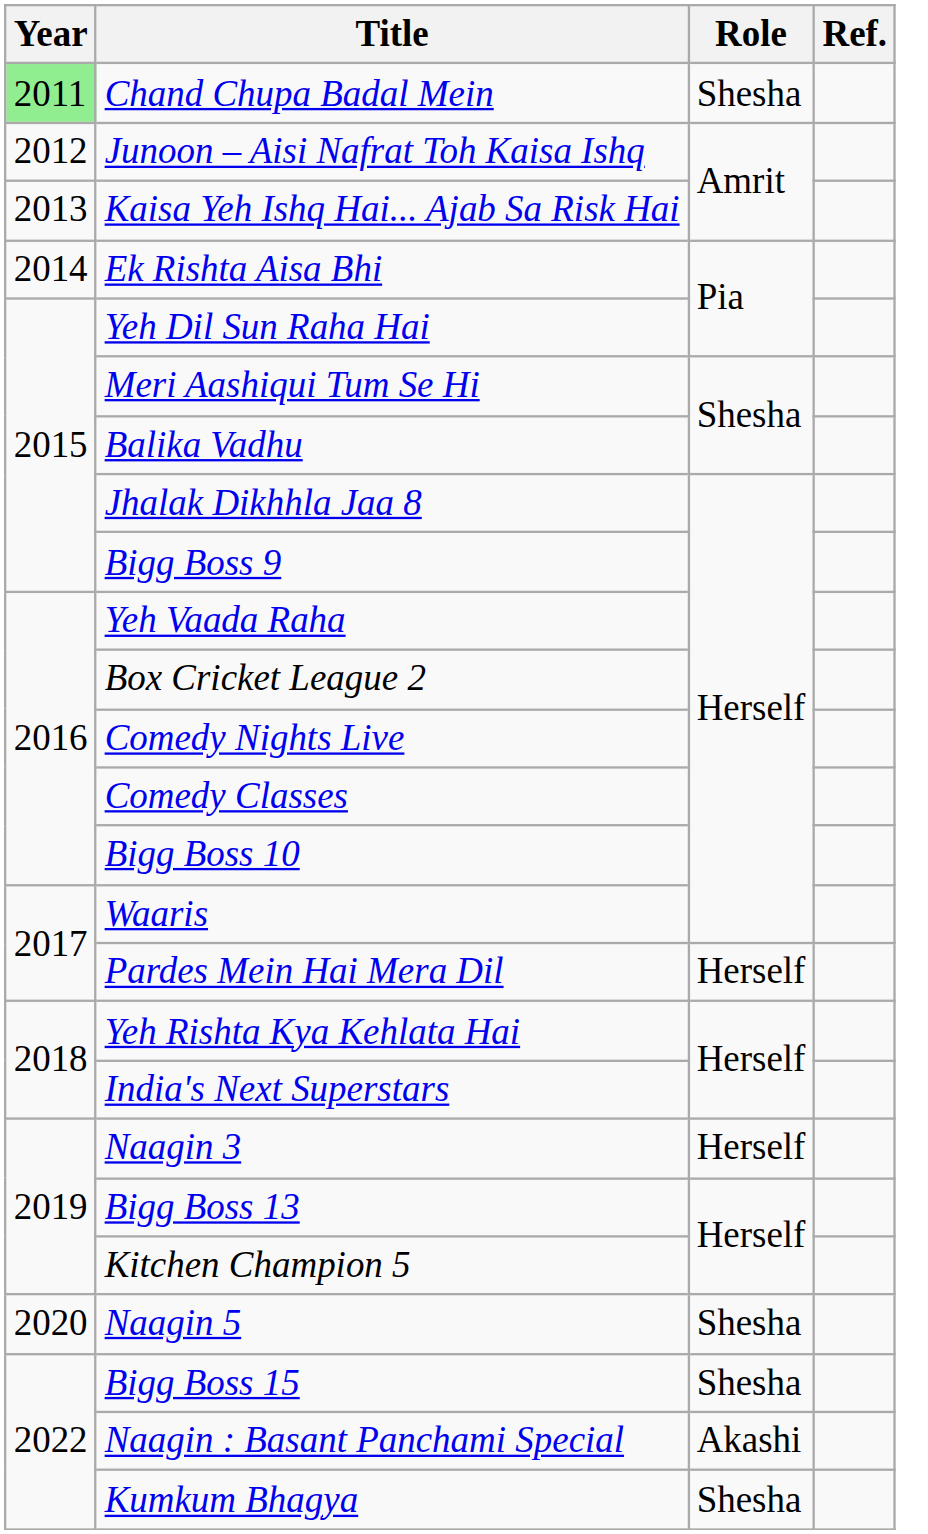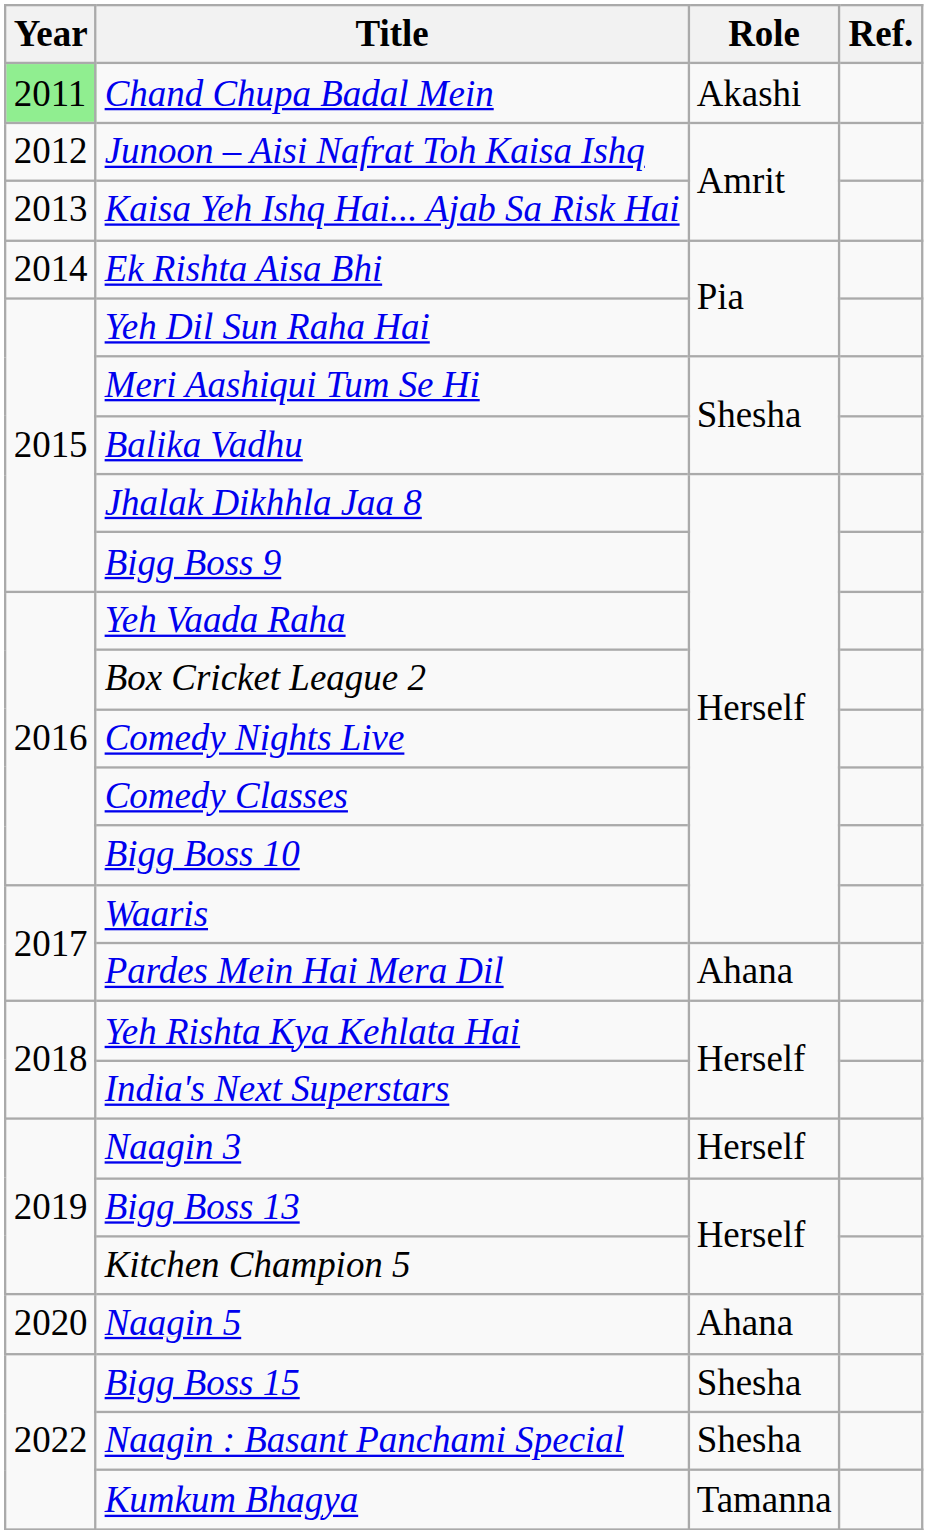(749, 92) Shesha -> (749, 92) Akashi
(751, 971) Herself -> (745, 971) Ahana
(749, 1323) Shesha -> (745, 1323) Ahana
(749, 1440) Akashi -> (749, 1440) Shesha
(749, 1499) Shesha -> (764, 1499) Tamanna
